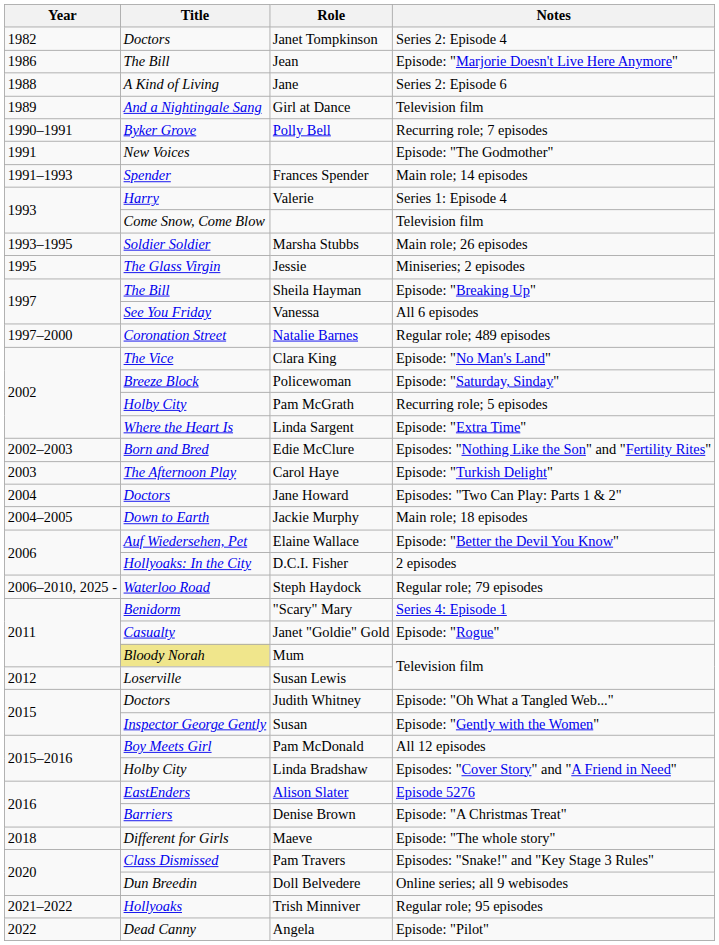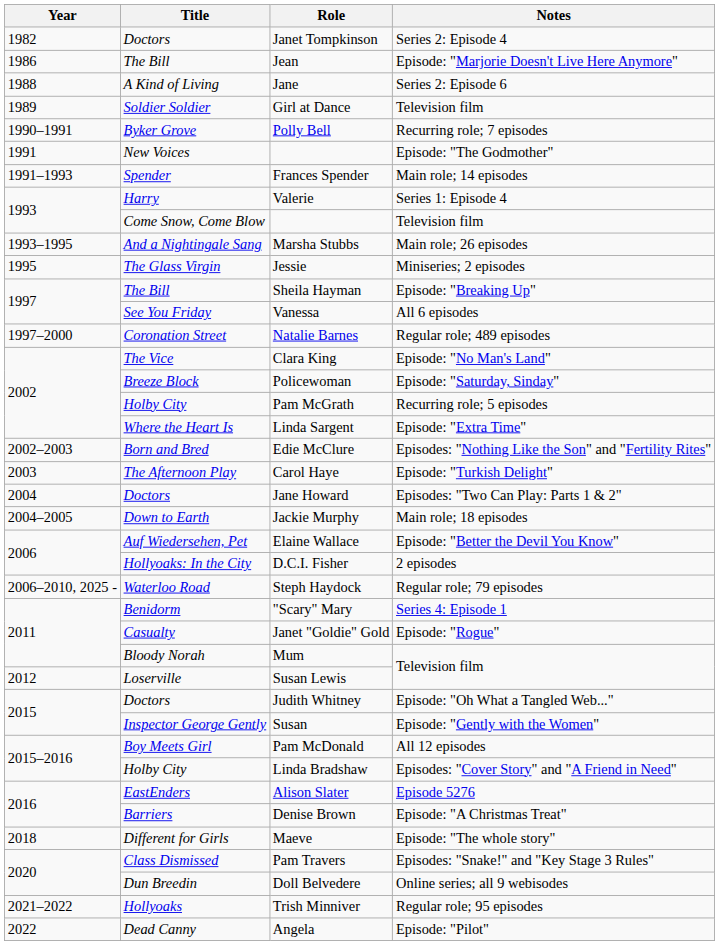(193, 107) And a Nightingale Sang -> (167, 107) Soldier Soldier
(167, 244) Soldier Soldier -> (193, 244) And a Nightingale Sang
(164, 655) khaki background -> (164, 655) no background
